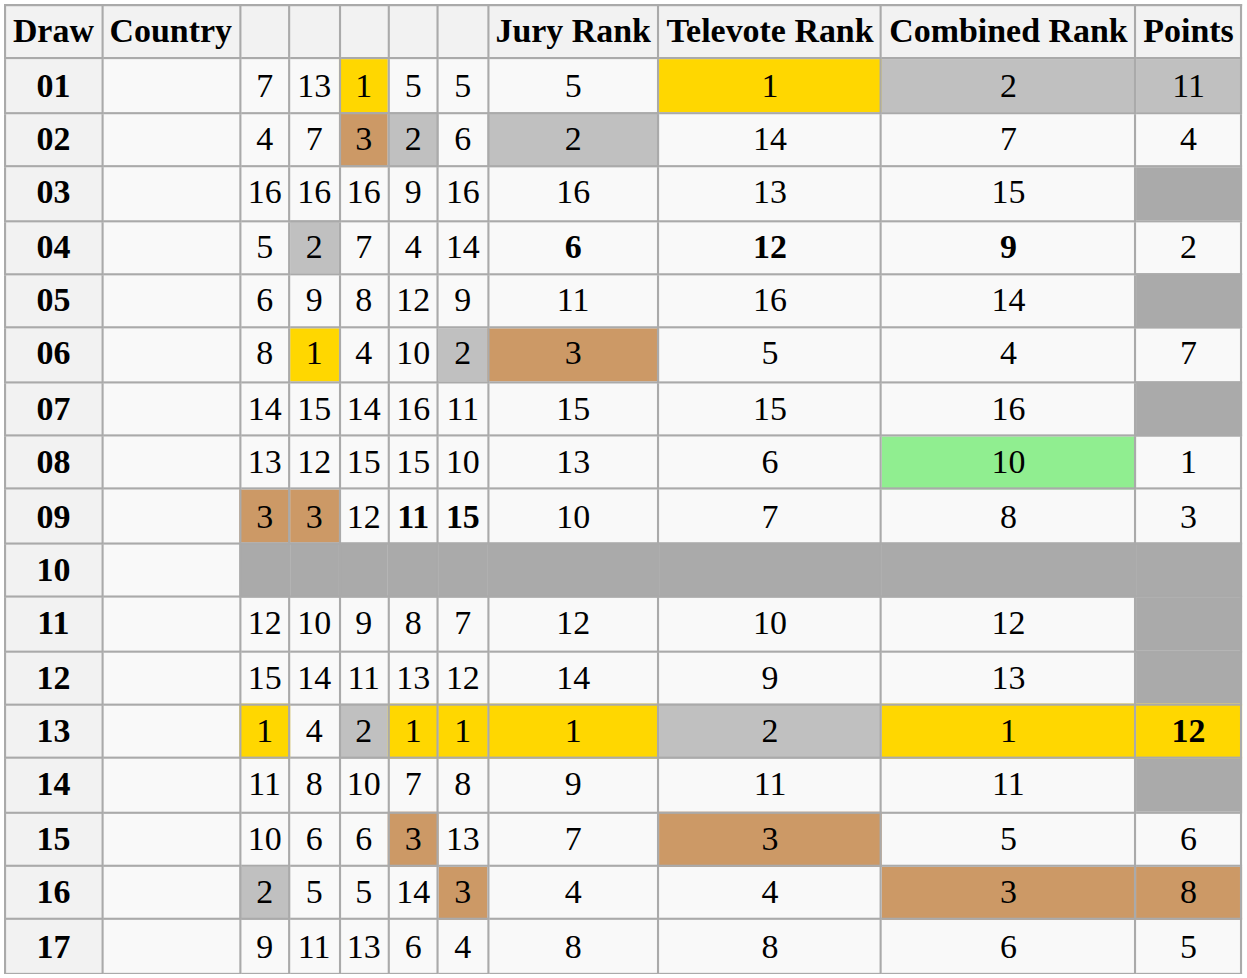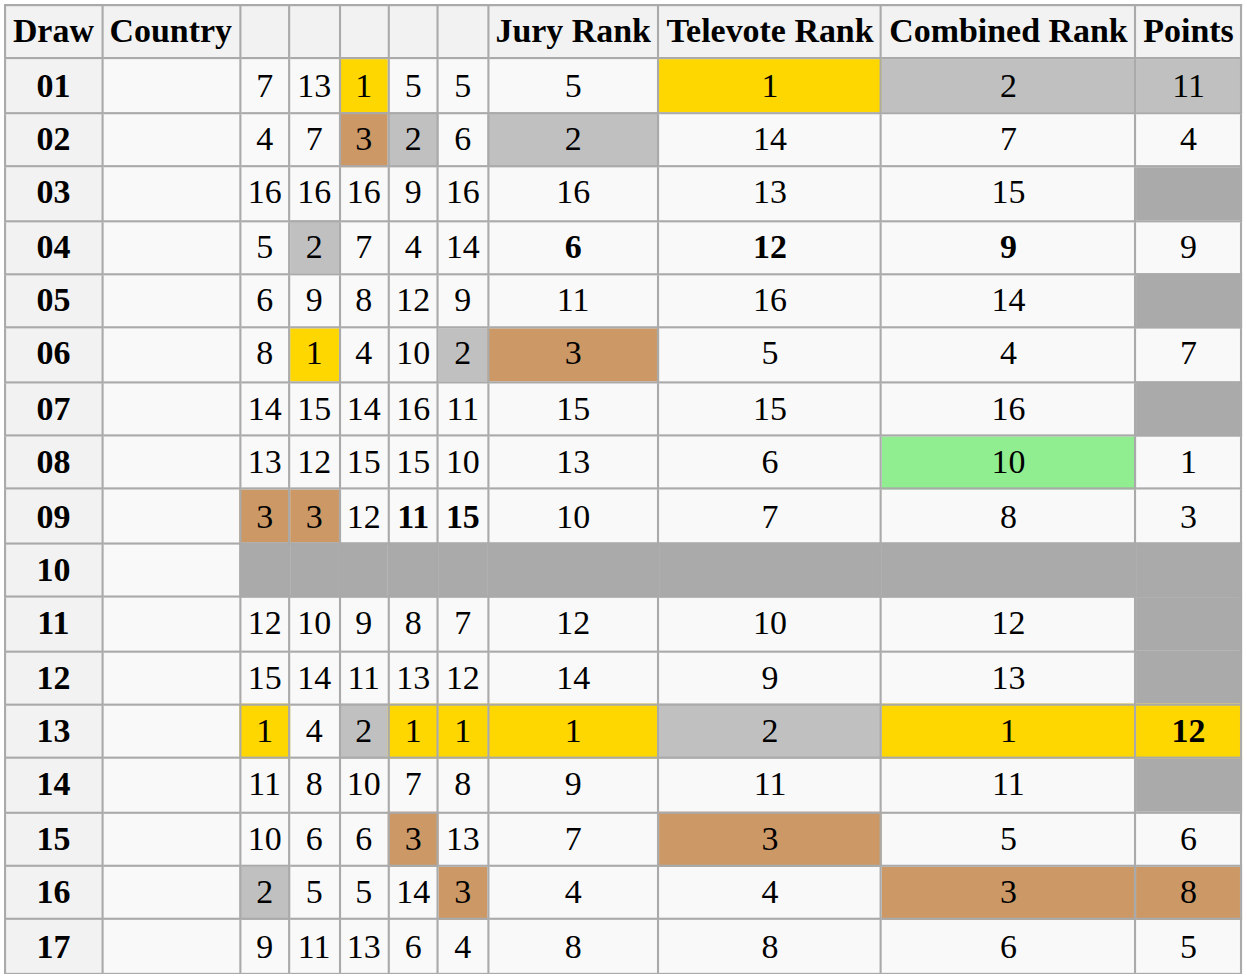(1189, 246) 2 -> (1189, 246) 9
